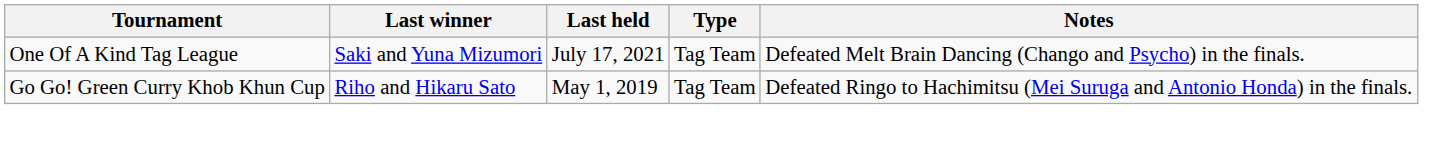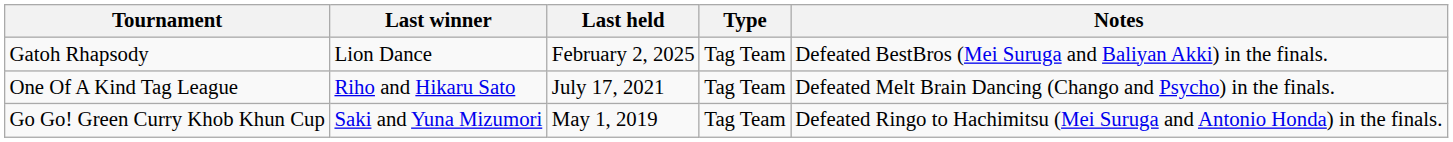+ row: (79, 53)
(438, 53) Saki and Yuna Mizumori -> (425, 86) Riho and Hikaru Sato
(425, 86) Riho and Hikaru Sato -> (438, 119) Saki and Yuna Mizumori
